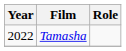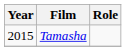(21, 35) 2022 -> (21, 35) 2015
